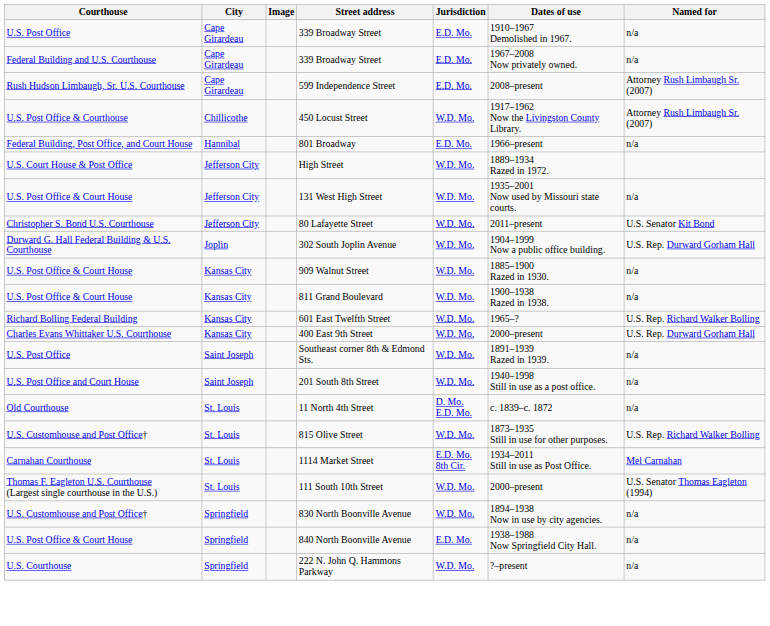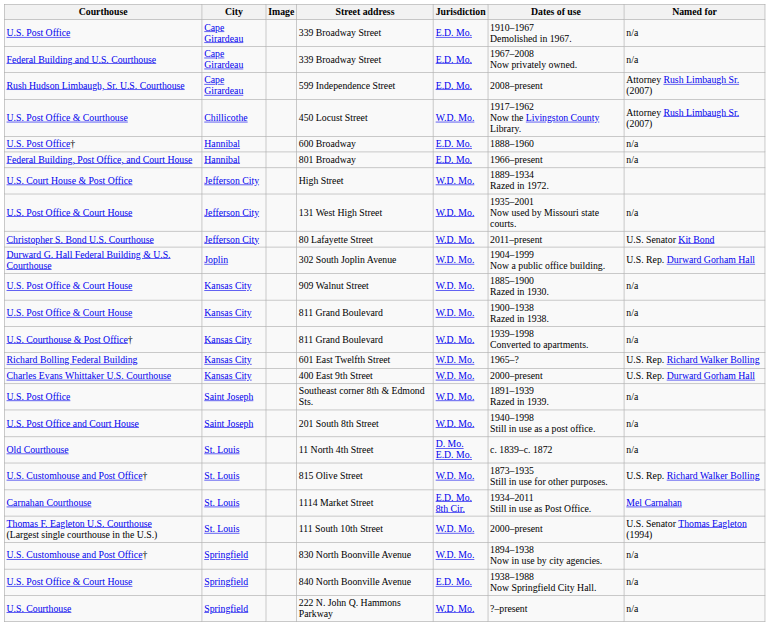+ row: (41, 144)
+ row: (70, 339)
